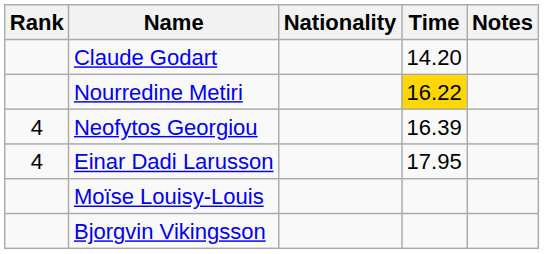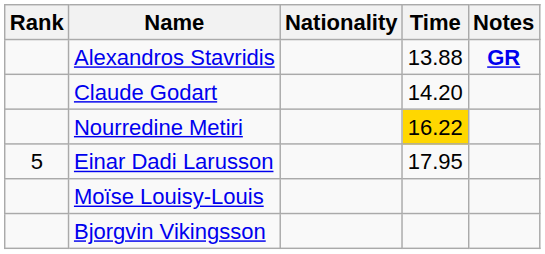+ row: (174, 57)
- row: (166, 127)
(37, 162) 4 -> (37, 162) 5
